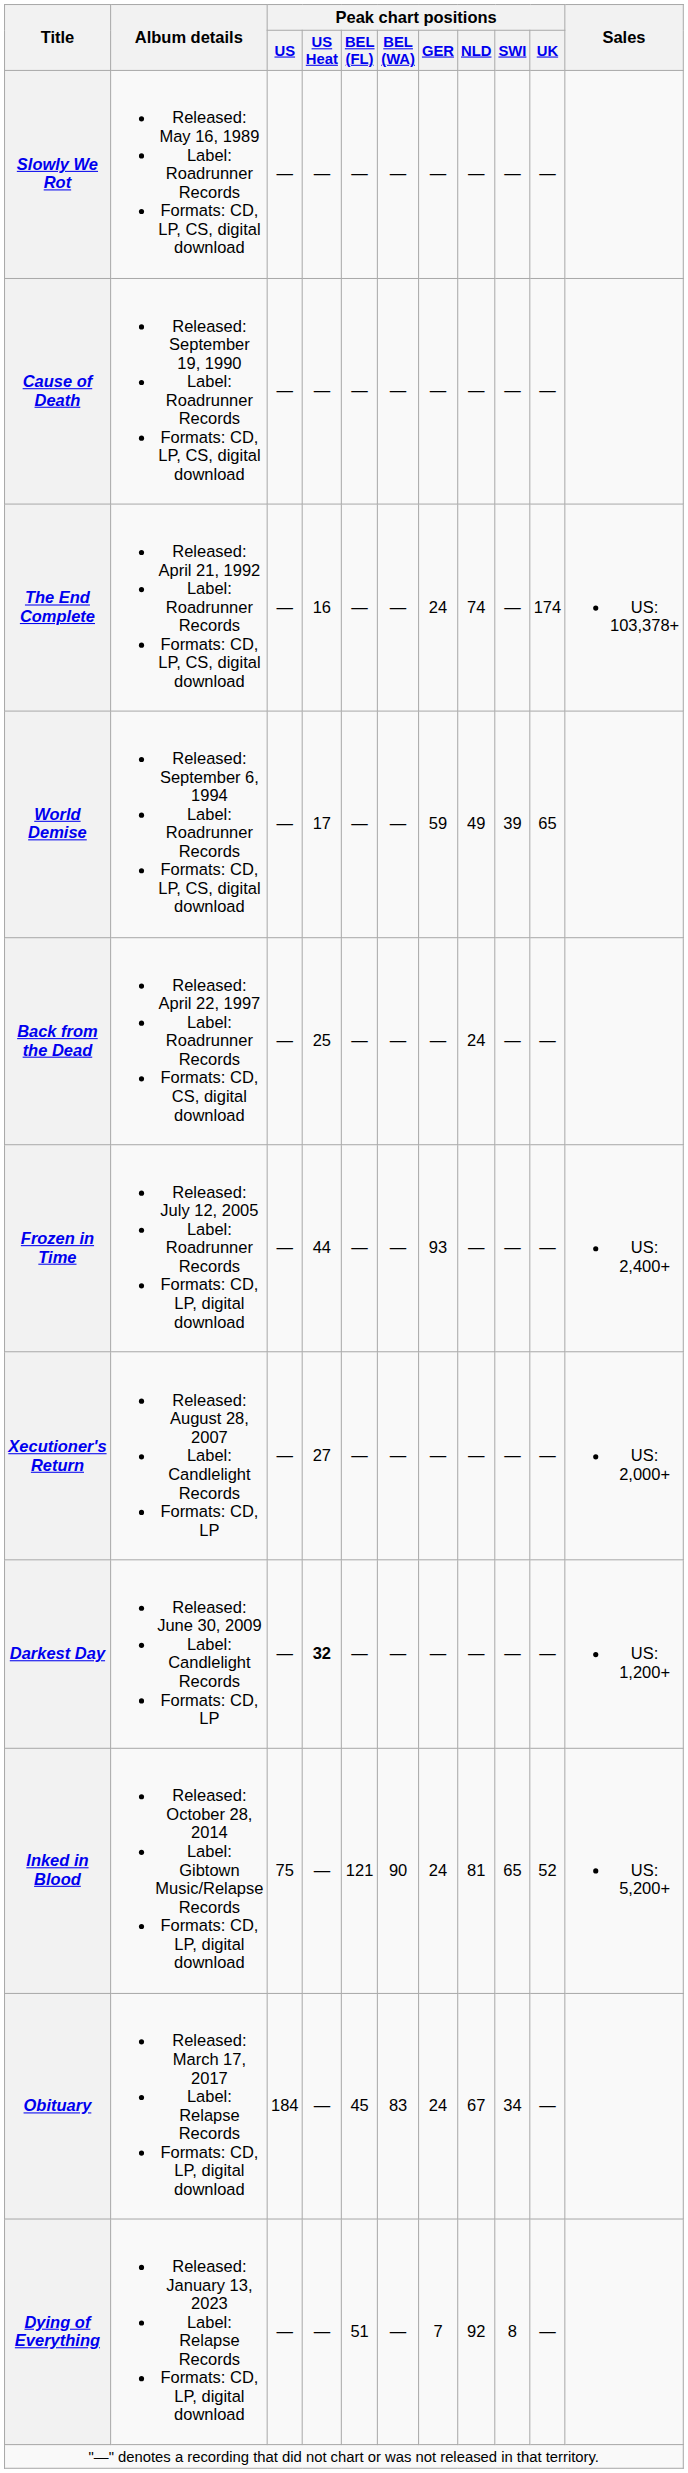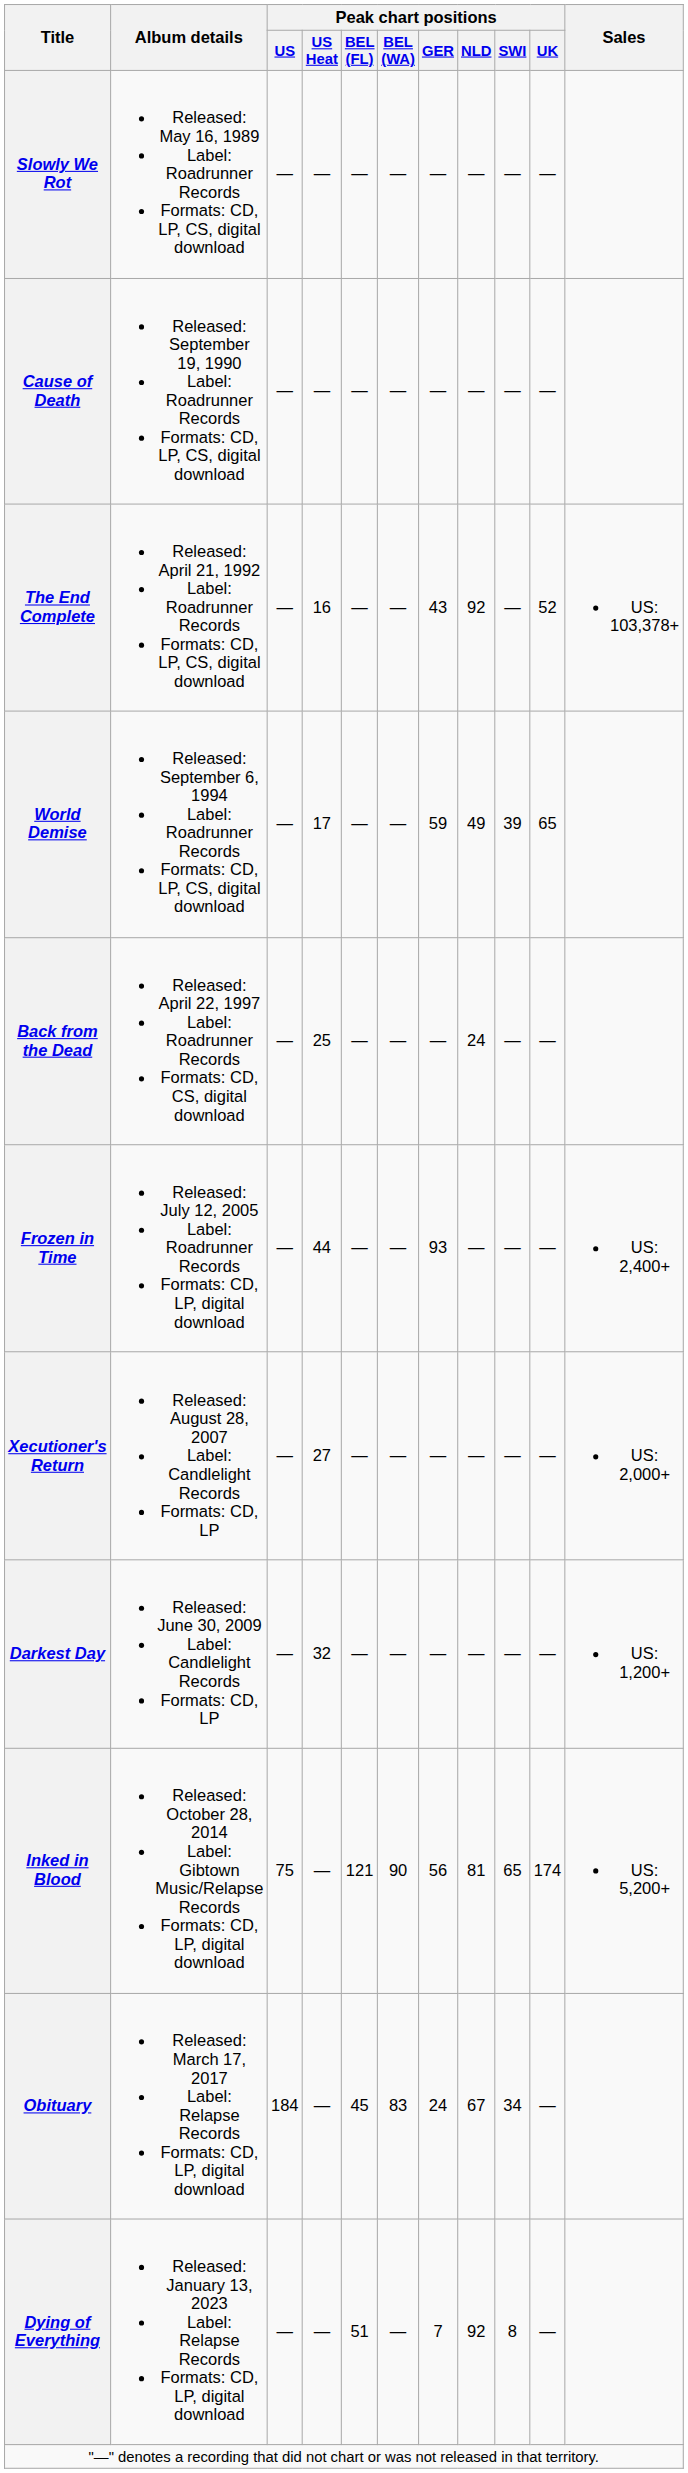(438, 607) 24 -> (438, 607) 43
(476, 607) 74 -> (476, 607) 92
(547, 607) 174 -> (547, 607) 52
(322, 1653) bold -> (322, 1653) normal
(438, 1870) 24 -> (438, 1870) 56
(547, 1870) 52 -> (547, 1870) 174
